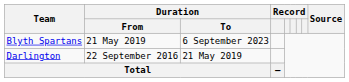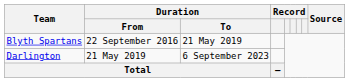(116, 41) 21 May 2019 -> (132, 41) 22 September 2016
(226, 41) 6 September 2023 -> (212, 41) 21 May 2019
(132, 56) 22 September 2016 -> (116, 56) 21 May 2019
(212, 56) 21 May 2019 -> (226, 56) 6 September 2023
